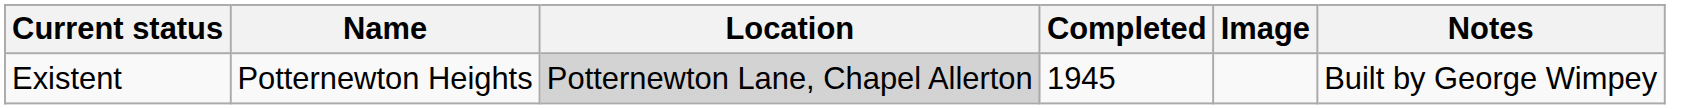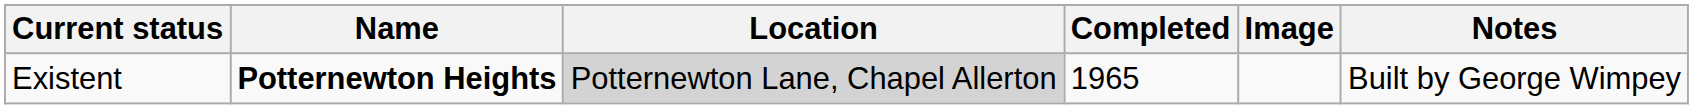(385, 77) normal -> (397, 77) bold
(1081, 77) 1945 -> (1105, 77) 1965
